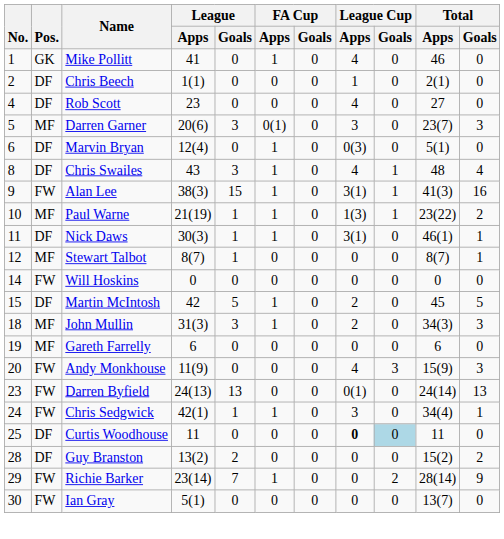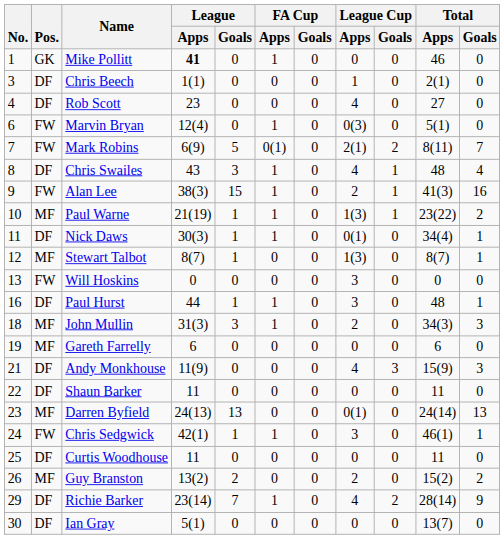(193, 59) normal -> (193, 59) bold
(355, 59) 4 -> (355, 59) 0
(11, 81) 2 -> (11, 81) 3
- row: (106, 125)
(43, 147) DF -> (45, 125) FW
+ row: (102, 147)
(355, 192) 3(1) -> (355, 192) 2
(355, 236) 3(1) -> (355, 236) 0(1)
(438, 236) 46(1) -> (438, 236) 34(4)
(355, 258) 0 -> (355, 258) 1(3)
(15, 280) 14 -> (15, 280) 13
(355, 280) 0 -> (355, 280) 3
- row: (113, 302)
+ row: (95, 302)
(15, 368) 20 -> (15, 368) 21
(45, 368) FW -> (43, 368) DF
+ row: (103, 390)
(45, 390) FW -> (45, 412) MF
(438, 412) 34(4) -> (438, 434) 46(1)
(355, 434) bold -> (355, 457) normal
(395, 434) lightblue background -> (395, 457) no background
(15, 457) 28 -> (15, 479) 26
(43, 457) DF -> (45, 479) MF
(355, 457) 0 -> (355, 479) 2
(45, 479) FW -> (43, 501) DF
(355, 479) 0 -> (355, 501) 4
(45, 501) FW -> (43, 523) DF
